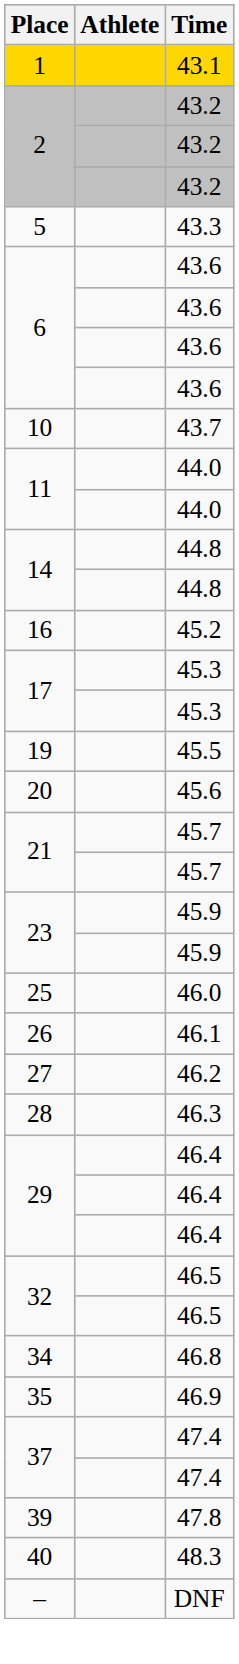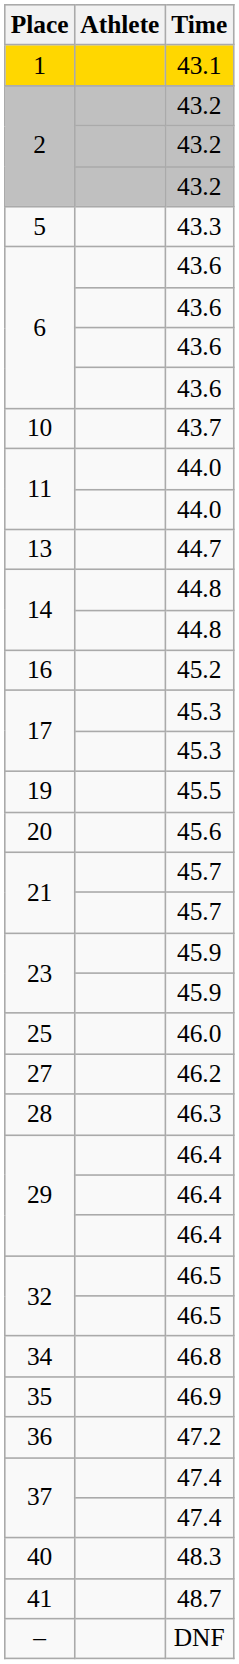+ row: (40, 549)
- row: (40, 1033)
+ row: (40, 1436)
- row: (40, 1517)
+ row: (40, 1598)
